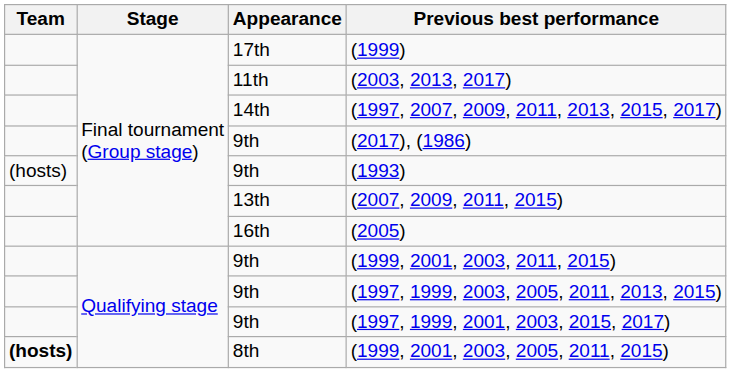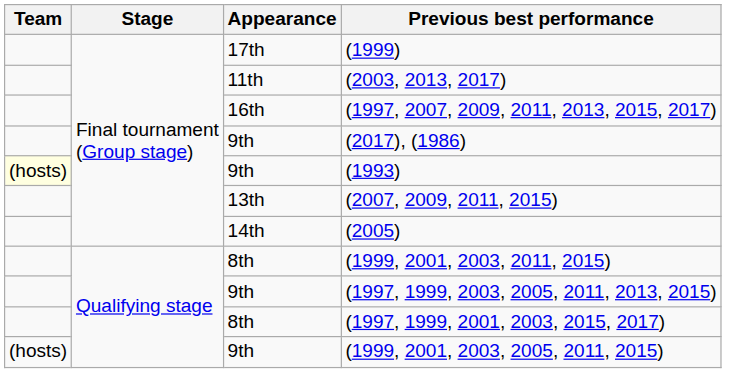(251, 110) 14th -> (246, 110) 16th
(38, 170) no background -> (38, 170) lightyellow background
(251, 230) 16th -> (246, 230) 14th
(246, 261) 9th -> (241, 261) 8th
(246, 321) 9th -> (241, 321) 8th
(41, 351) bold -> (38, 351) normal
(246, 351) 8th -> (241, 351) 9th
